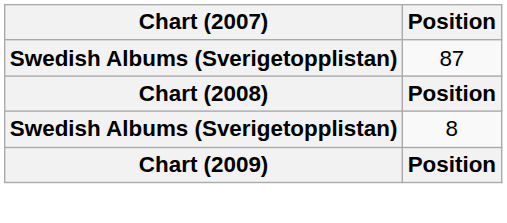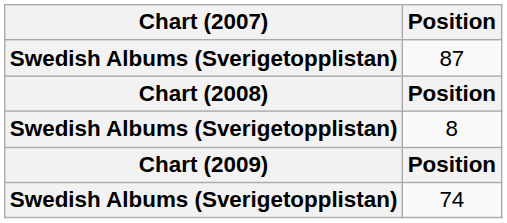+ row: (452, 199)
